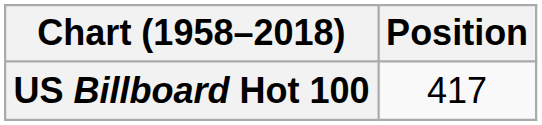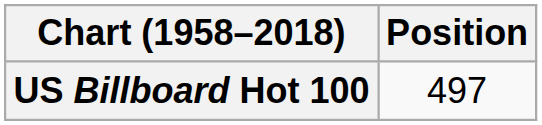(457, 90) 417 -> (457, 90) 497
